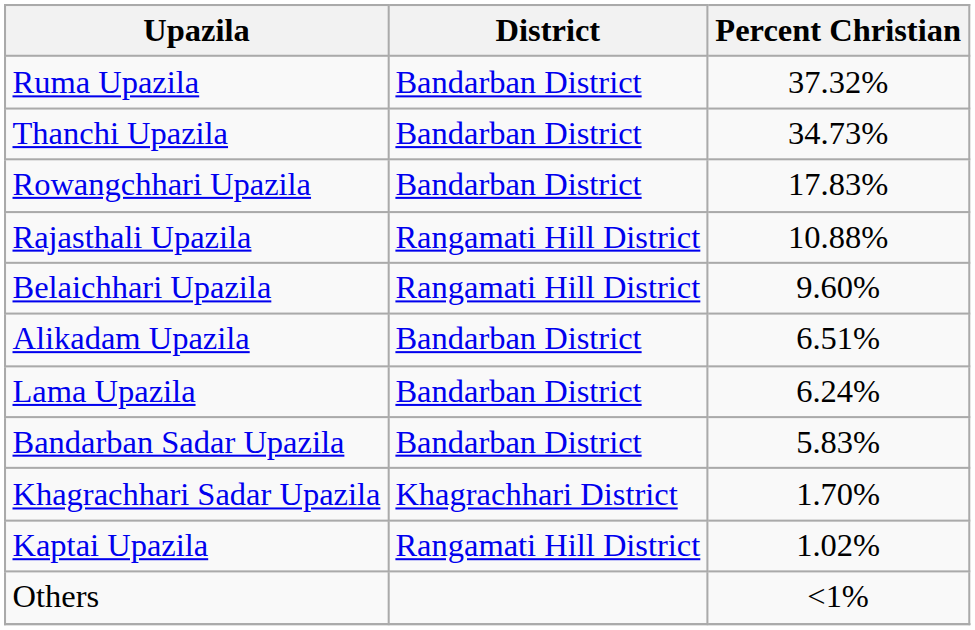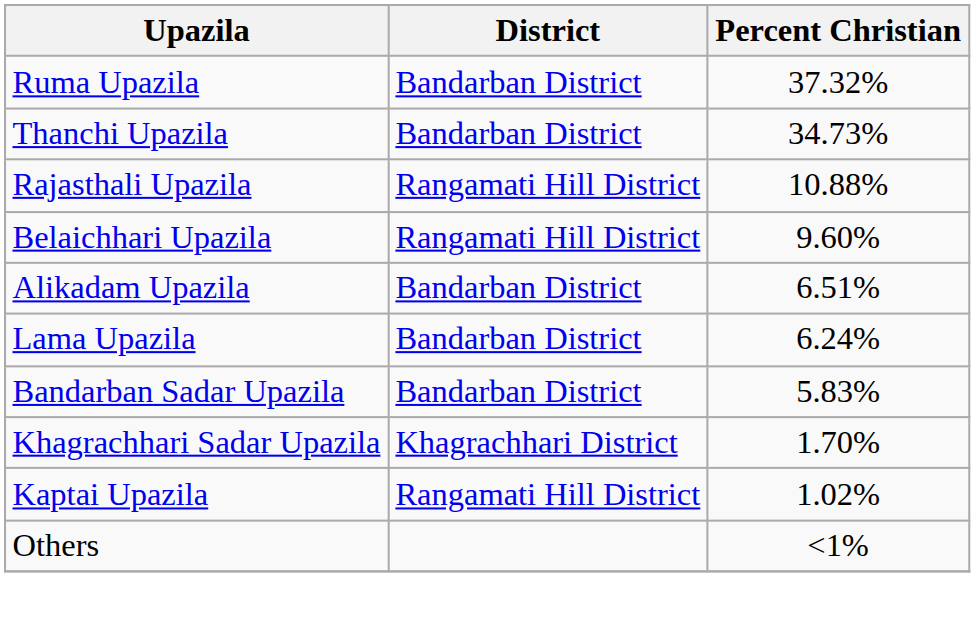- row: (162, 184)
